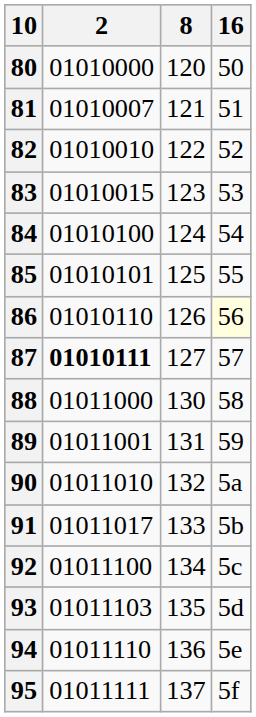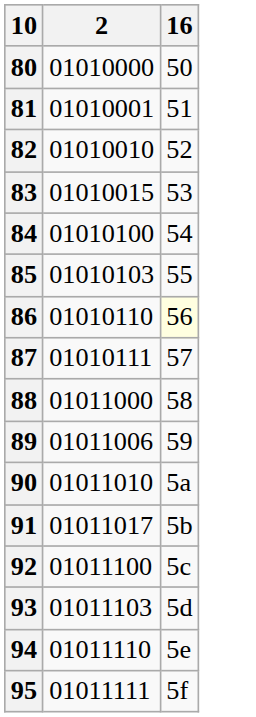- column: (186, 25)
(102, 108) 01010007 -> (102, 108) 01010001
(102, 274) 01010101 -> (102, 274) 01010103
(100, 358) bold -> (101, 358) normal
(101, 441) 01011001 -> (101, 441) 01011006
